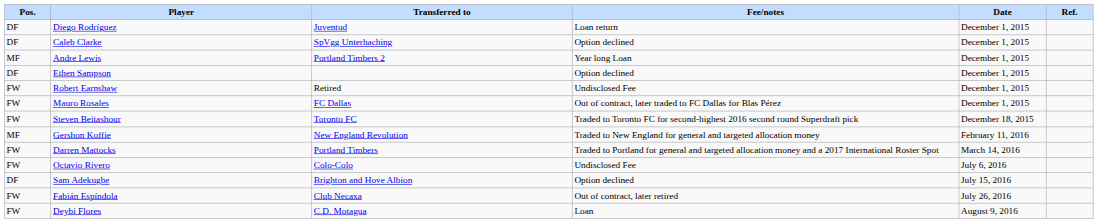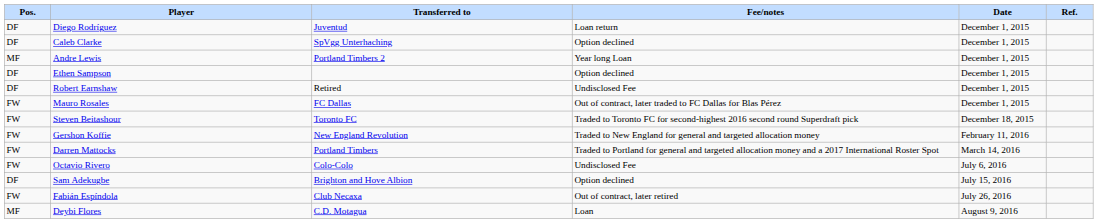(13, 88) FW -> (12, 88) DF
(13, 134) MF -> (13, 134) FW
(13, 211) FW -> (13, 211) MF
